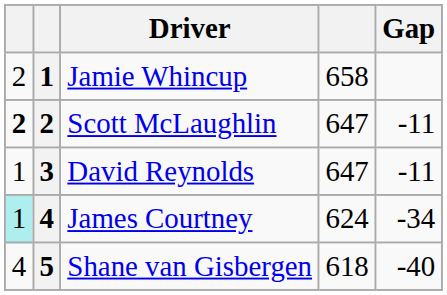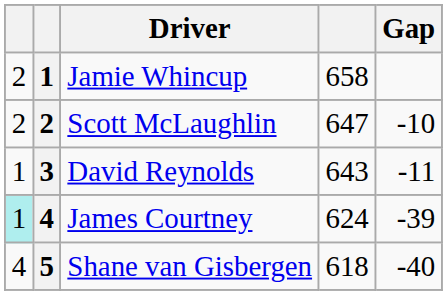(19, 123) bold -> (19, 123) normal
(416, 123) -11 -> (416, 123) -10
(347, 171) 647 -> (347, 171) 643
(416, 218) -34 -> (416, 218) -39
